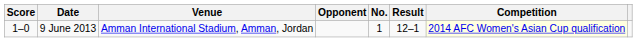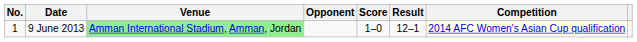columns swapped: (379, 12) <-> (21, 12)
(207, 28) no background -> (195, 28) lightgreen background
